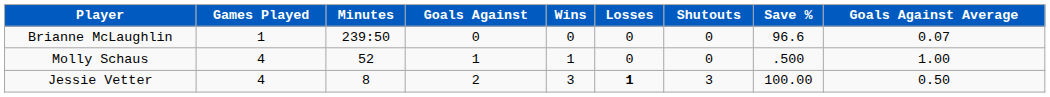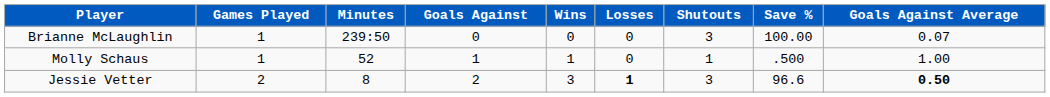(709, 37) 0 -> (709, 37) 3
(788, 37) 96.6 -> (788, 37) 100.00
(261, 59) 4 -> (261, 59) 1
(709, 59) 0 -> (709, 59) 1
(261, 81) 4 -> (261, 81) 2
(788, 81) 100.00 -> (788, 81) 96.6
(934, 81) normal -> (934, 81) bold
